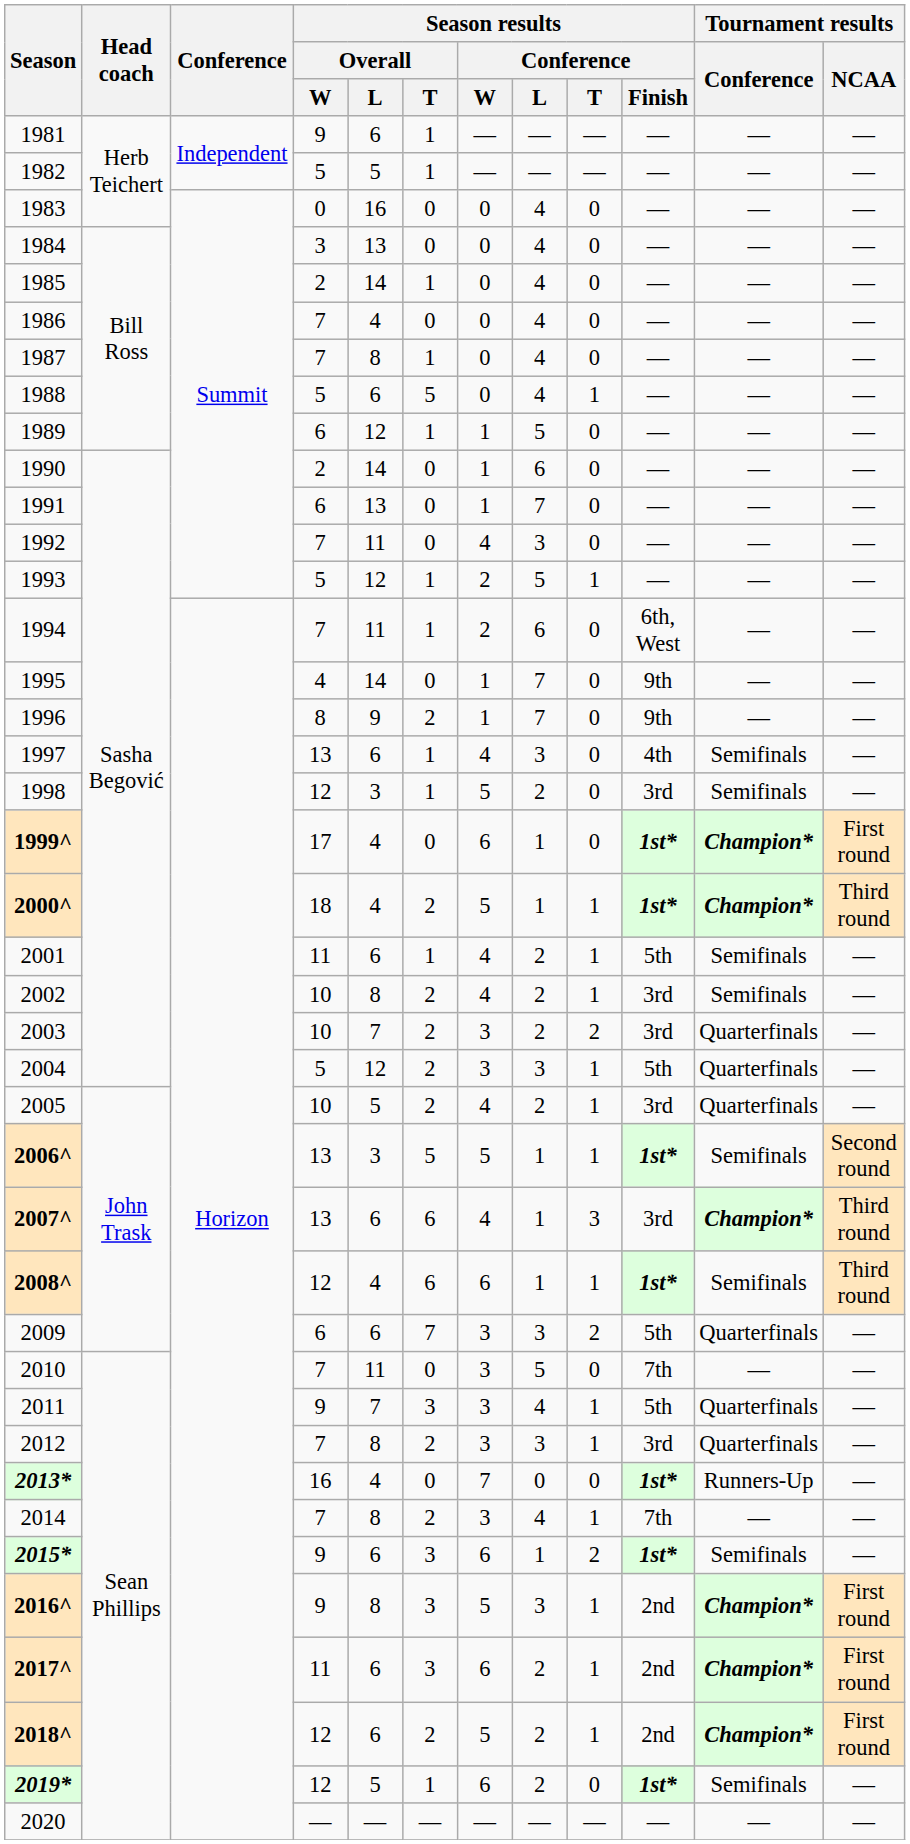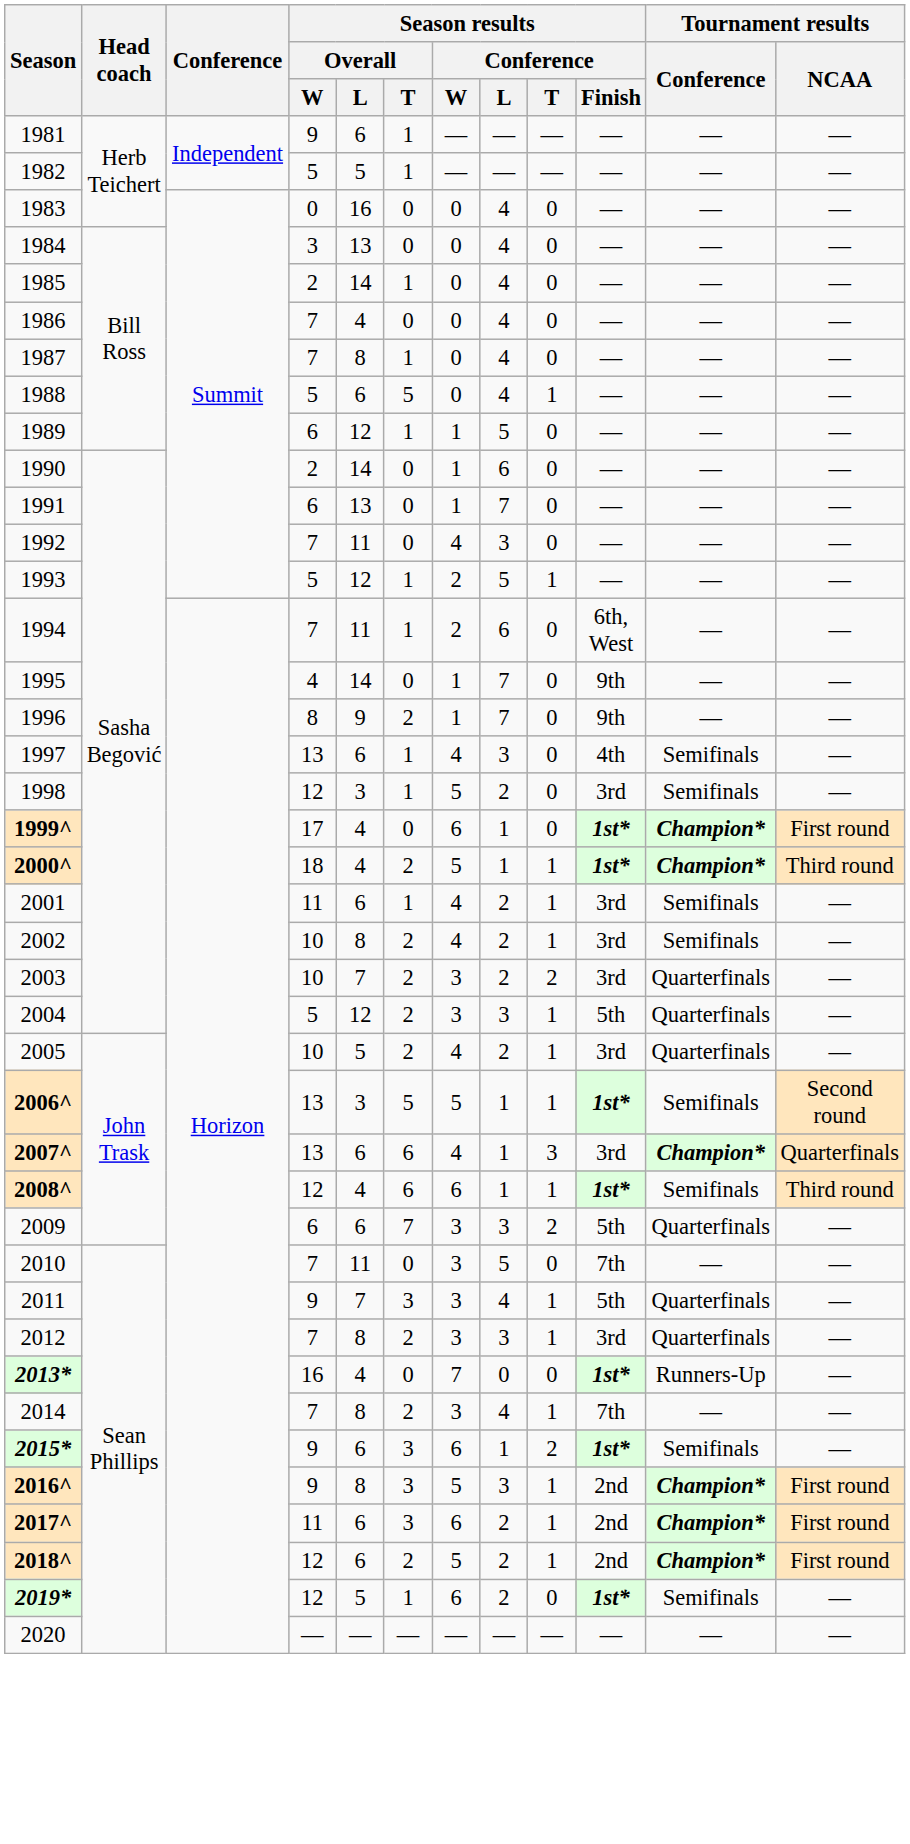(658, 956) 5th -> (611, 903) 3rd
(864, 1218) Third round -> (840, 1152) Quarterfinals
